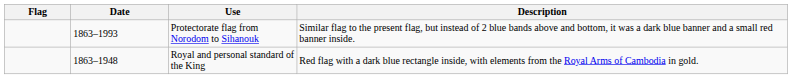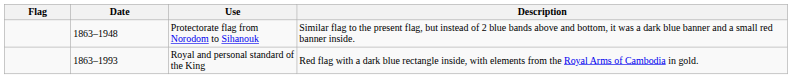(95, 33) 1863–1993 -> (95, 33) 1863–1948
(95, 60) 1863–1948 -> (95, 60) 1863–1993
